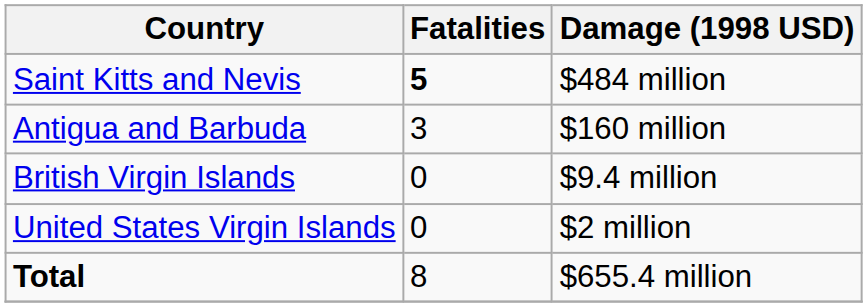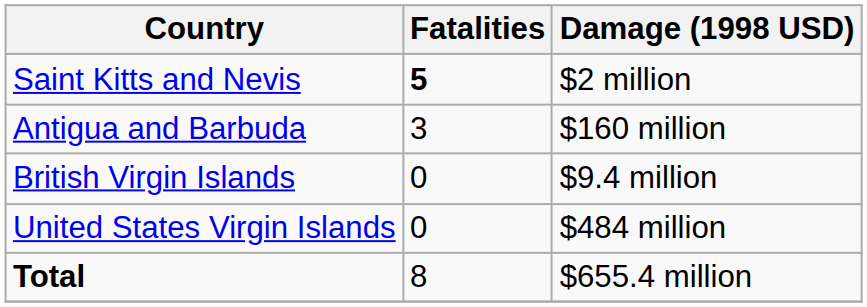(643, 78) $484 million -> (626, 78) $2 million
(626, 227) $2 million -> (643, 227) $484 million
